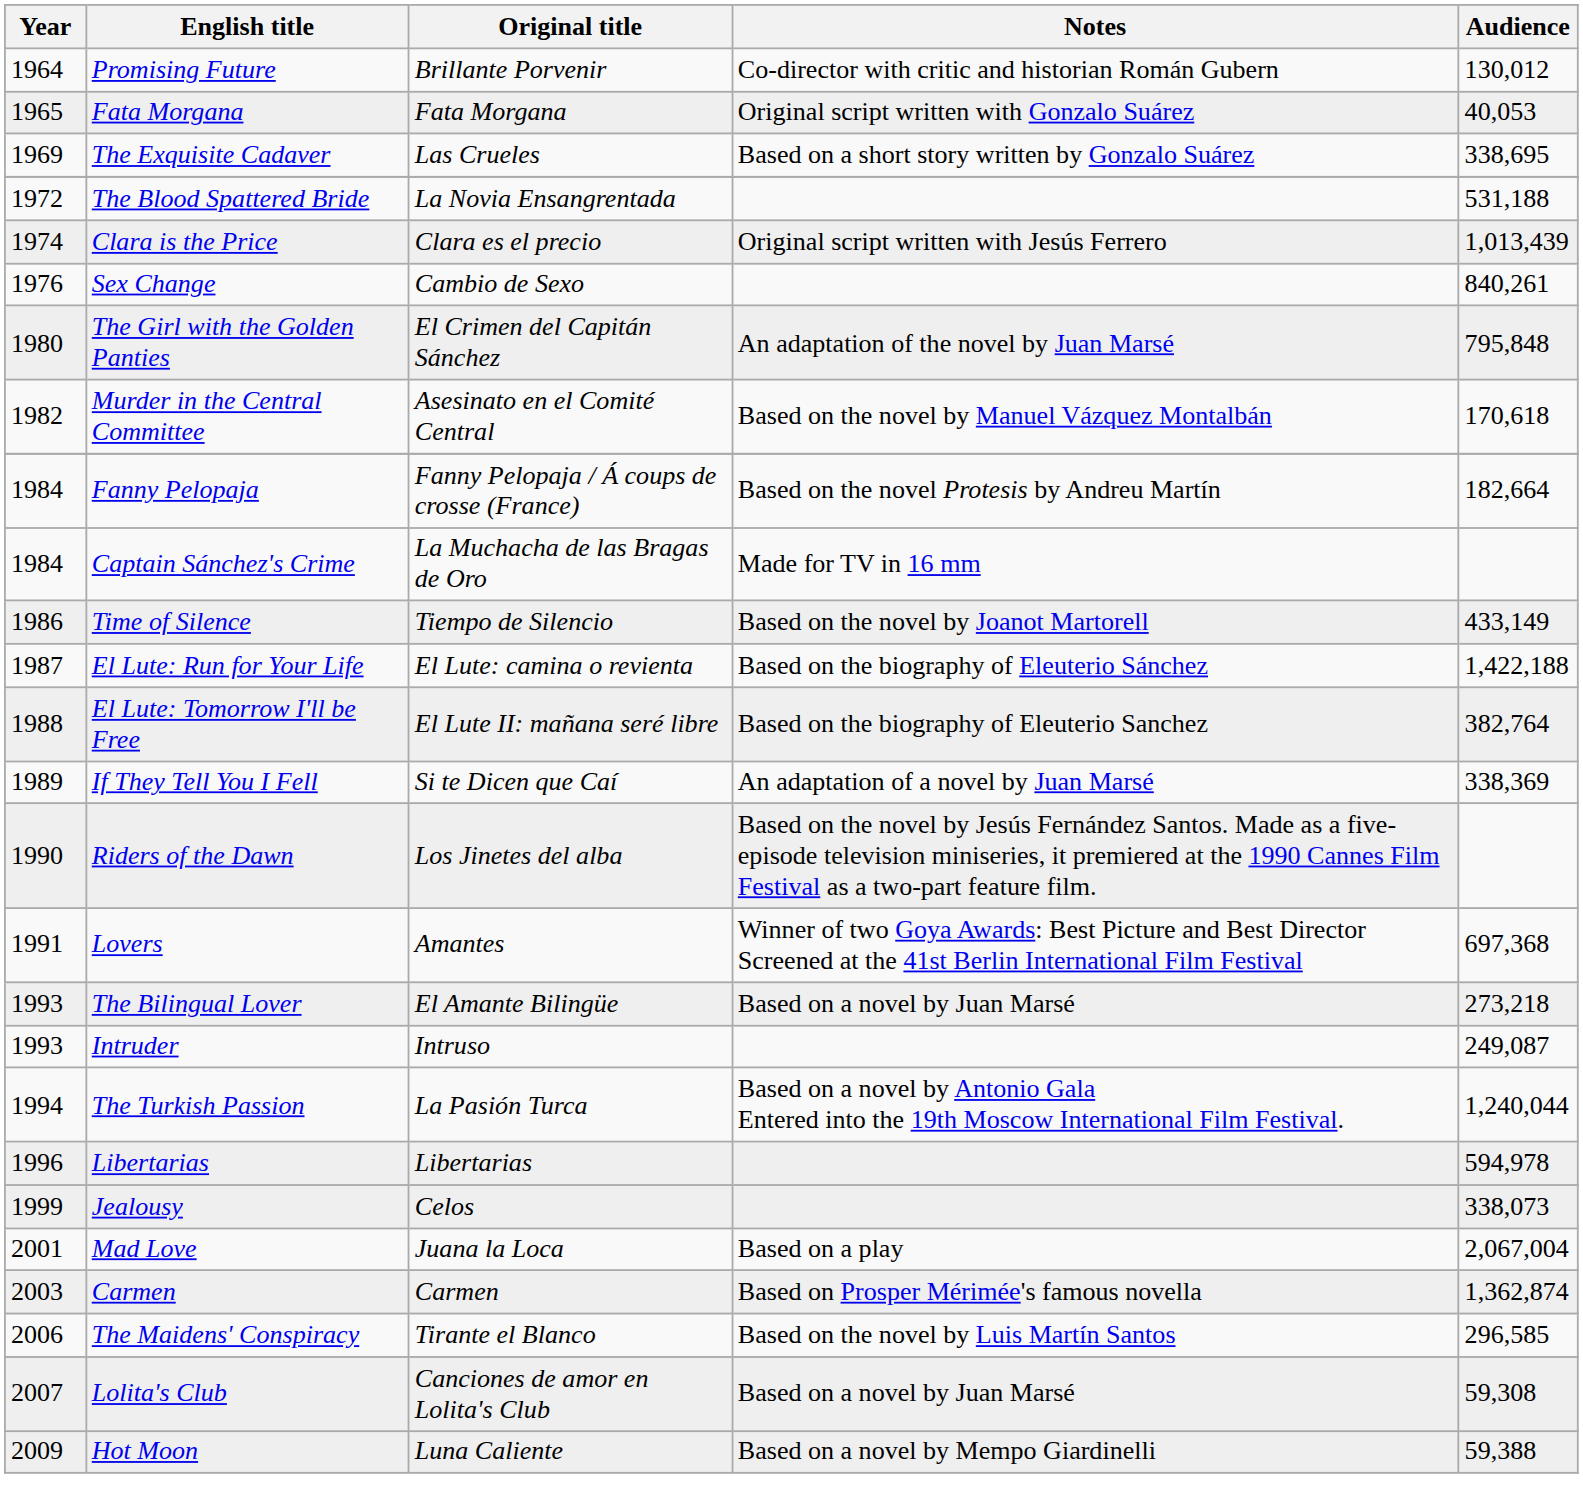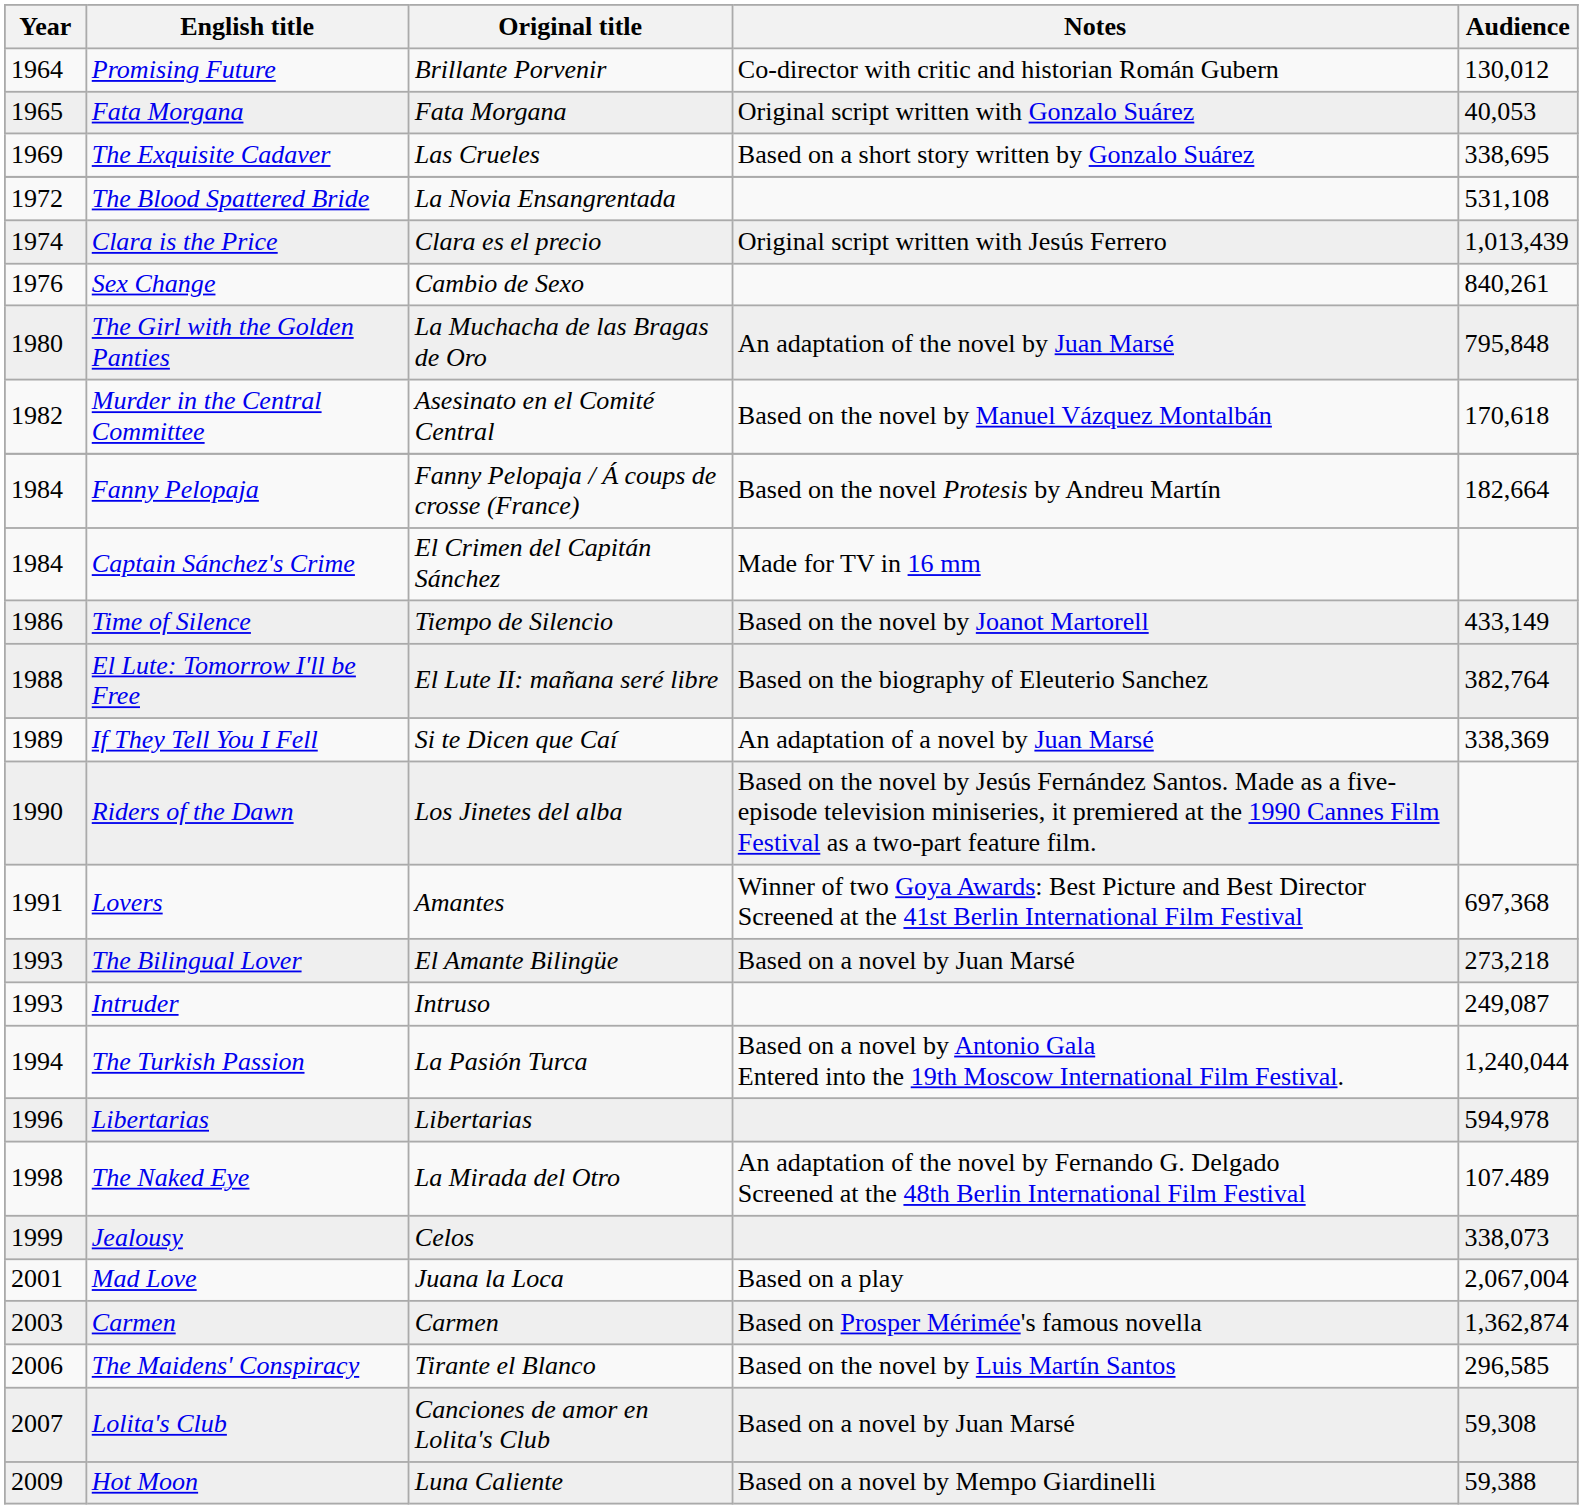(1507, 198) 531,188 -> (1507, 198) 531,108
(533, 342) El Crimen del Capitán Sánchez -> (562, 342) La Muchacha de las Bragas de Oro
(562, 563) La Muchacha de las Bragas de Oro -> (533, 563) El Crimen del Capitán Sánchez
- row: (228, 665)
+ row: (171, 1178)
